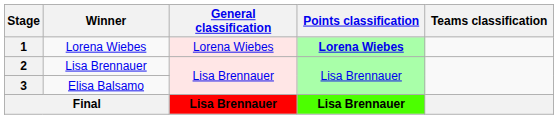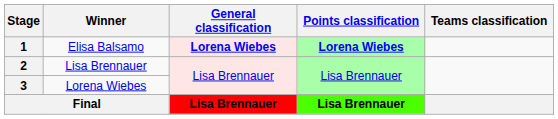(106, 47) Lorena Wiebes -> (106, 47) Elisa Balsamo
(233, 47) normal -> (233, 47) bold
(106, 85) Elisa Balsamo -> (106, 85) Lorena Wiebes
